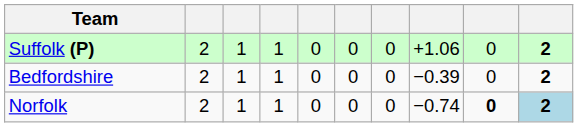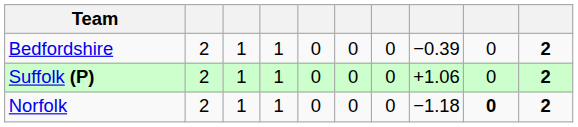rows swapped: (52, 48) <-> (61, 77)
(436, 106) −0.74 -> (436, 106) −1.18
(546, 106) lightblue background -> (546, 106) no background
